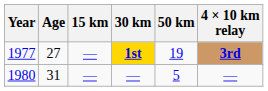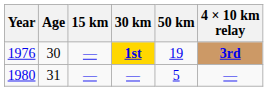(22, 53) 1977 -> (22, 53) 1976
(53, 53) 27 -> (53, 53) 30
